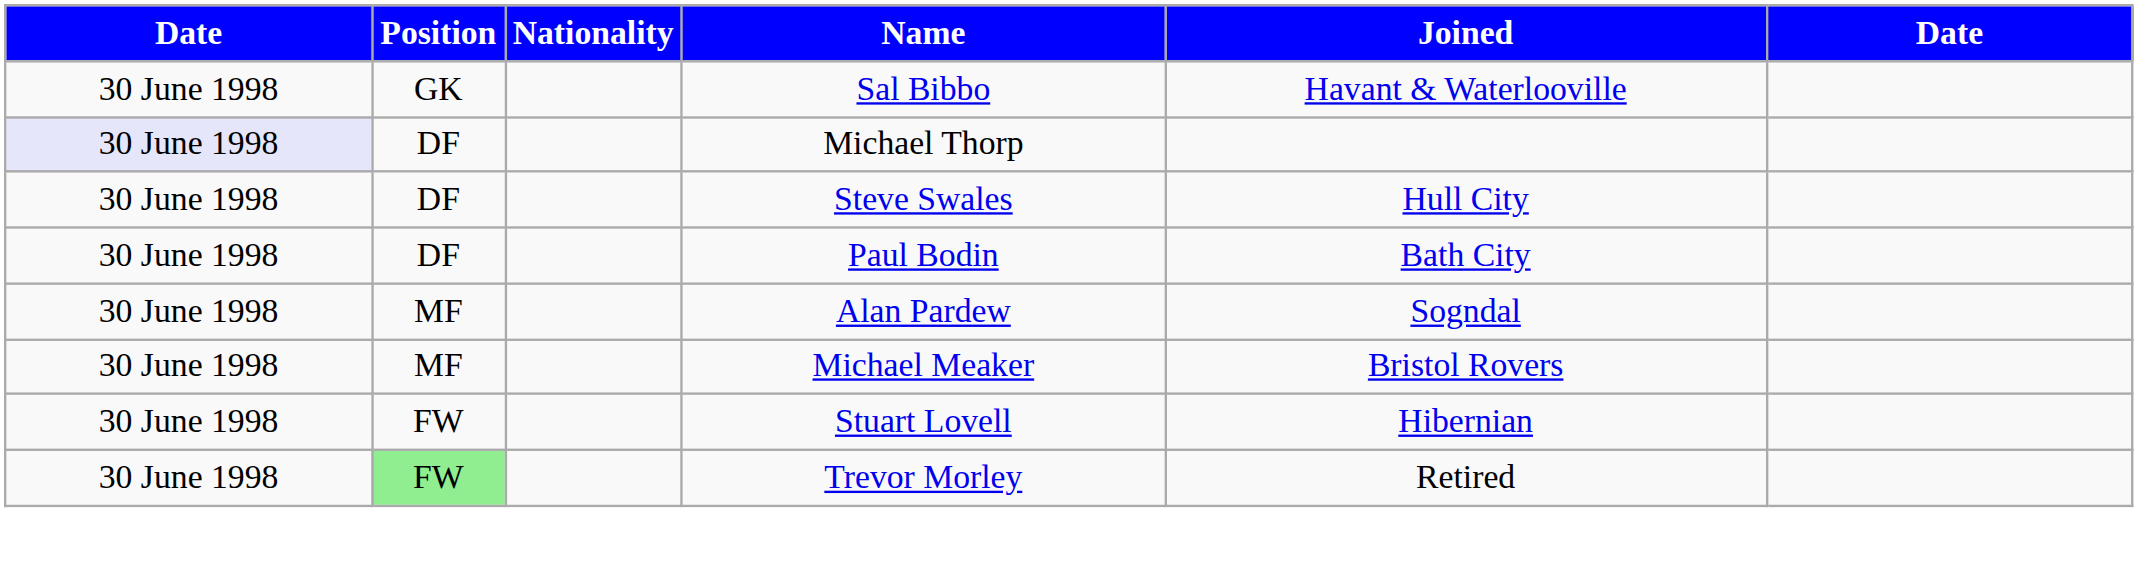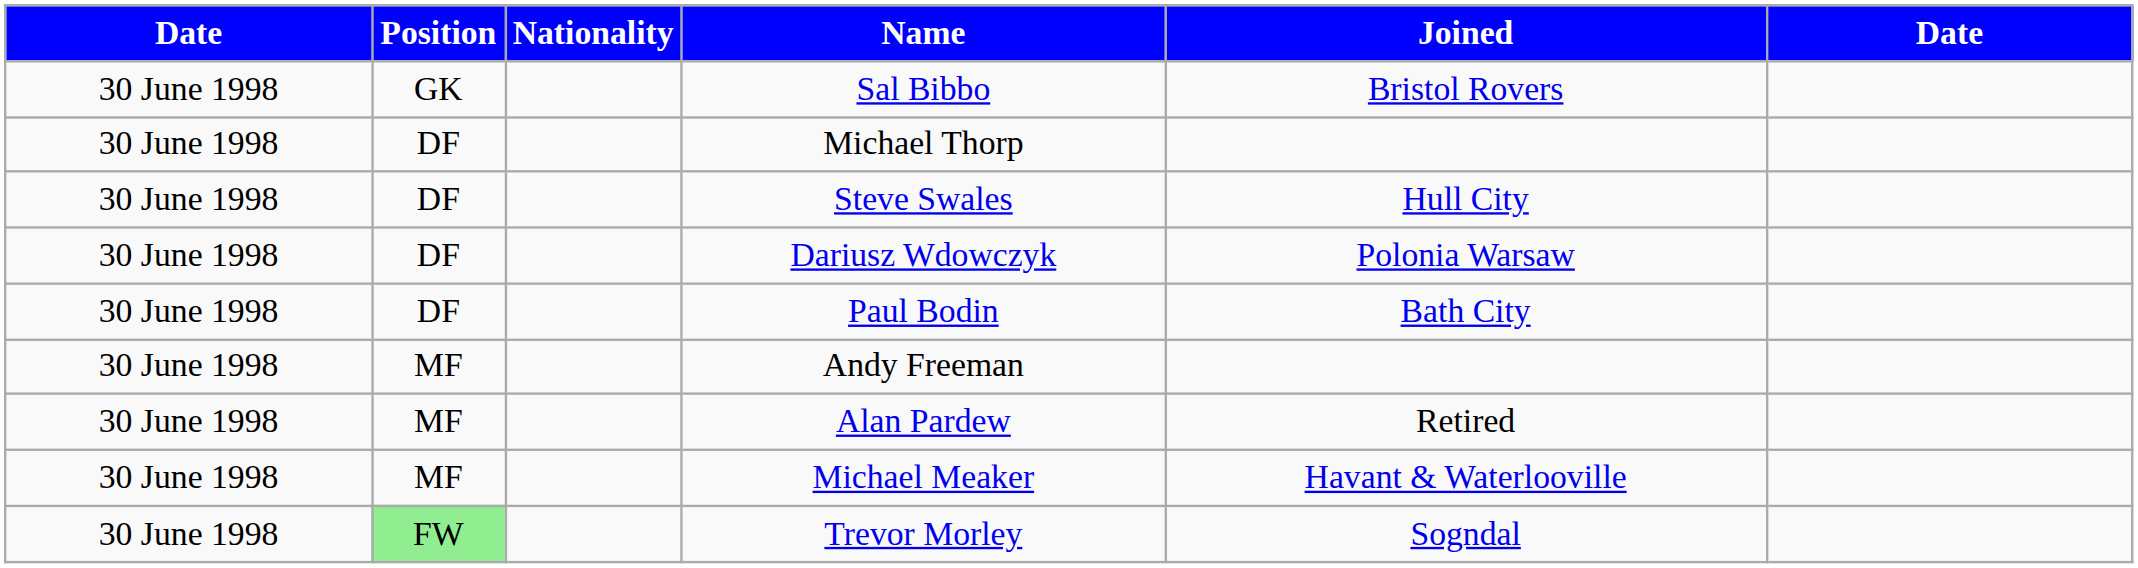(1466, 88) Havant & Waterlooville -> (1466, 88) Bristol Rovers
(189, 143) lavender background -> (189, 143) no background
+ row: (923, 254)
+ row: (923, 366)
(1466, 310) Sogndal -> (1466, 421) Retired
(1466, 366) Bristol Rovers -> (1466, 477) Havant & Waterlooville
- row: (923, 421)
(1466, 477) Retired -> (1466, 532) Sogndal
